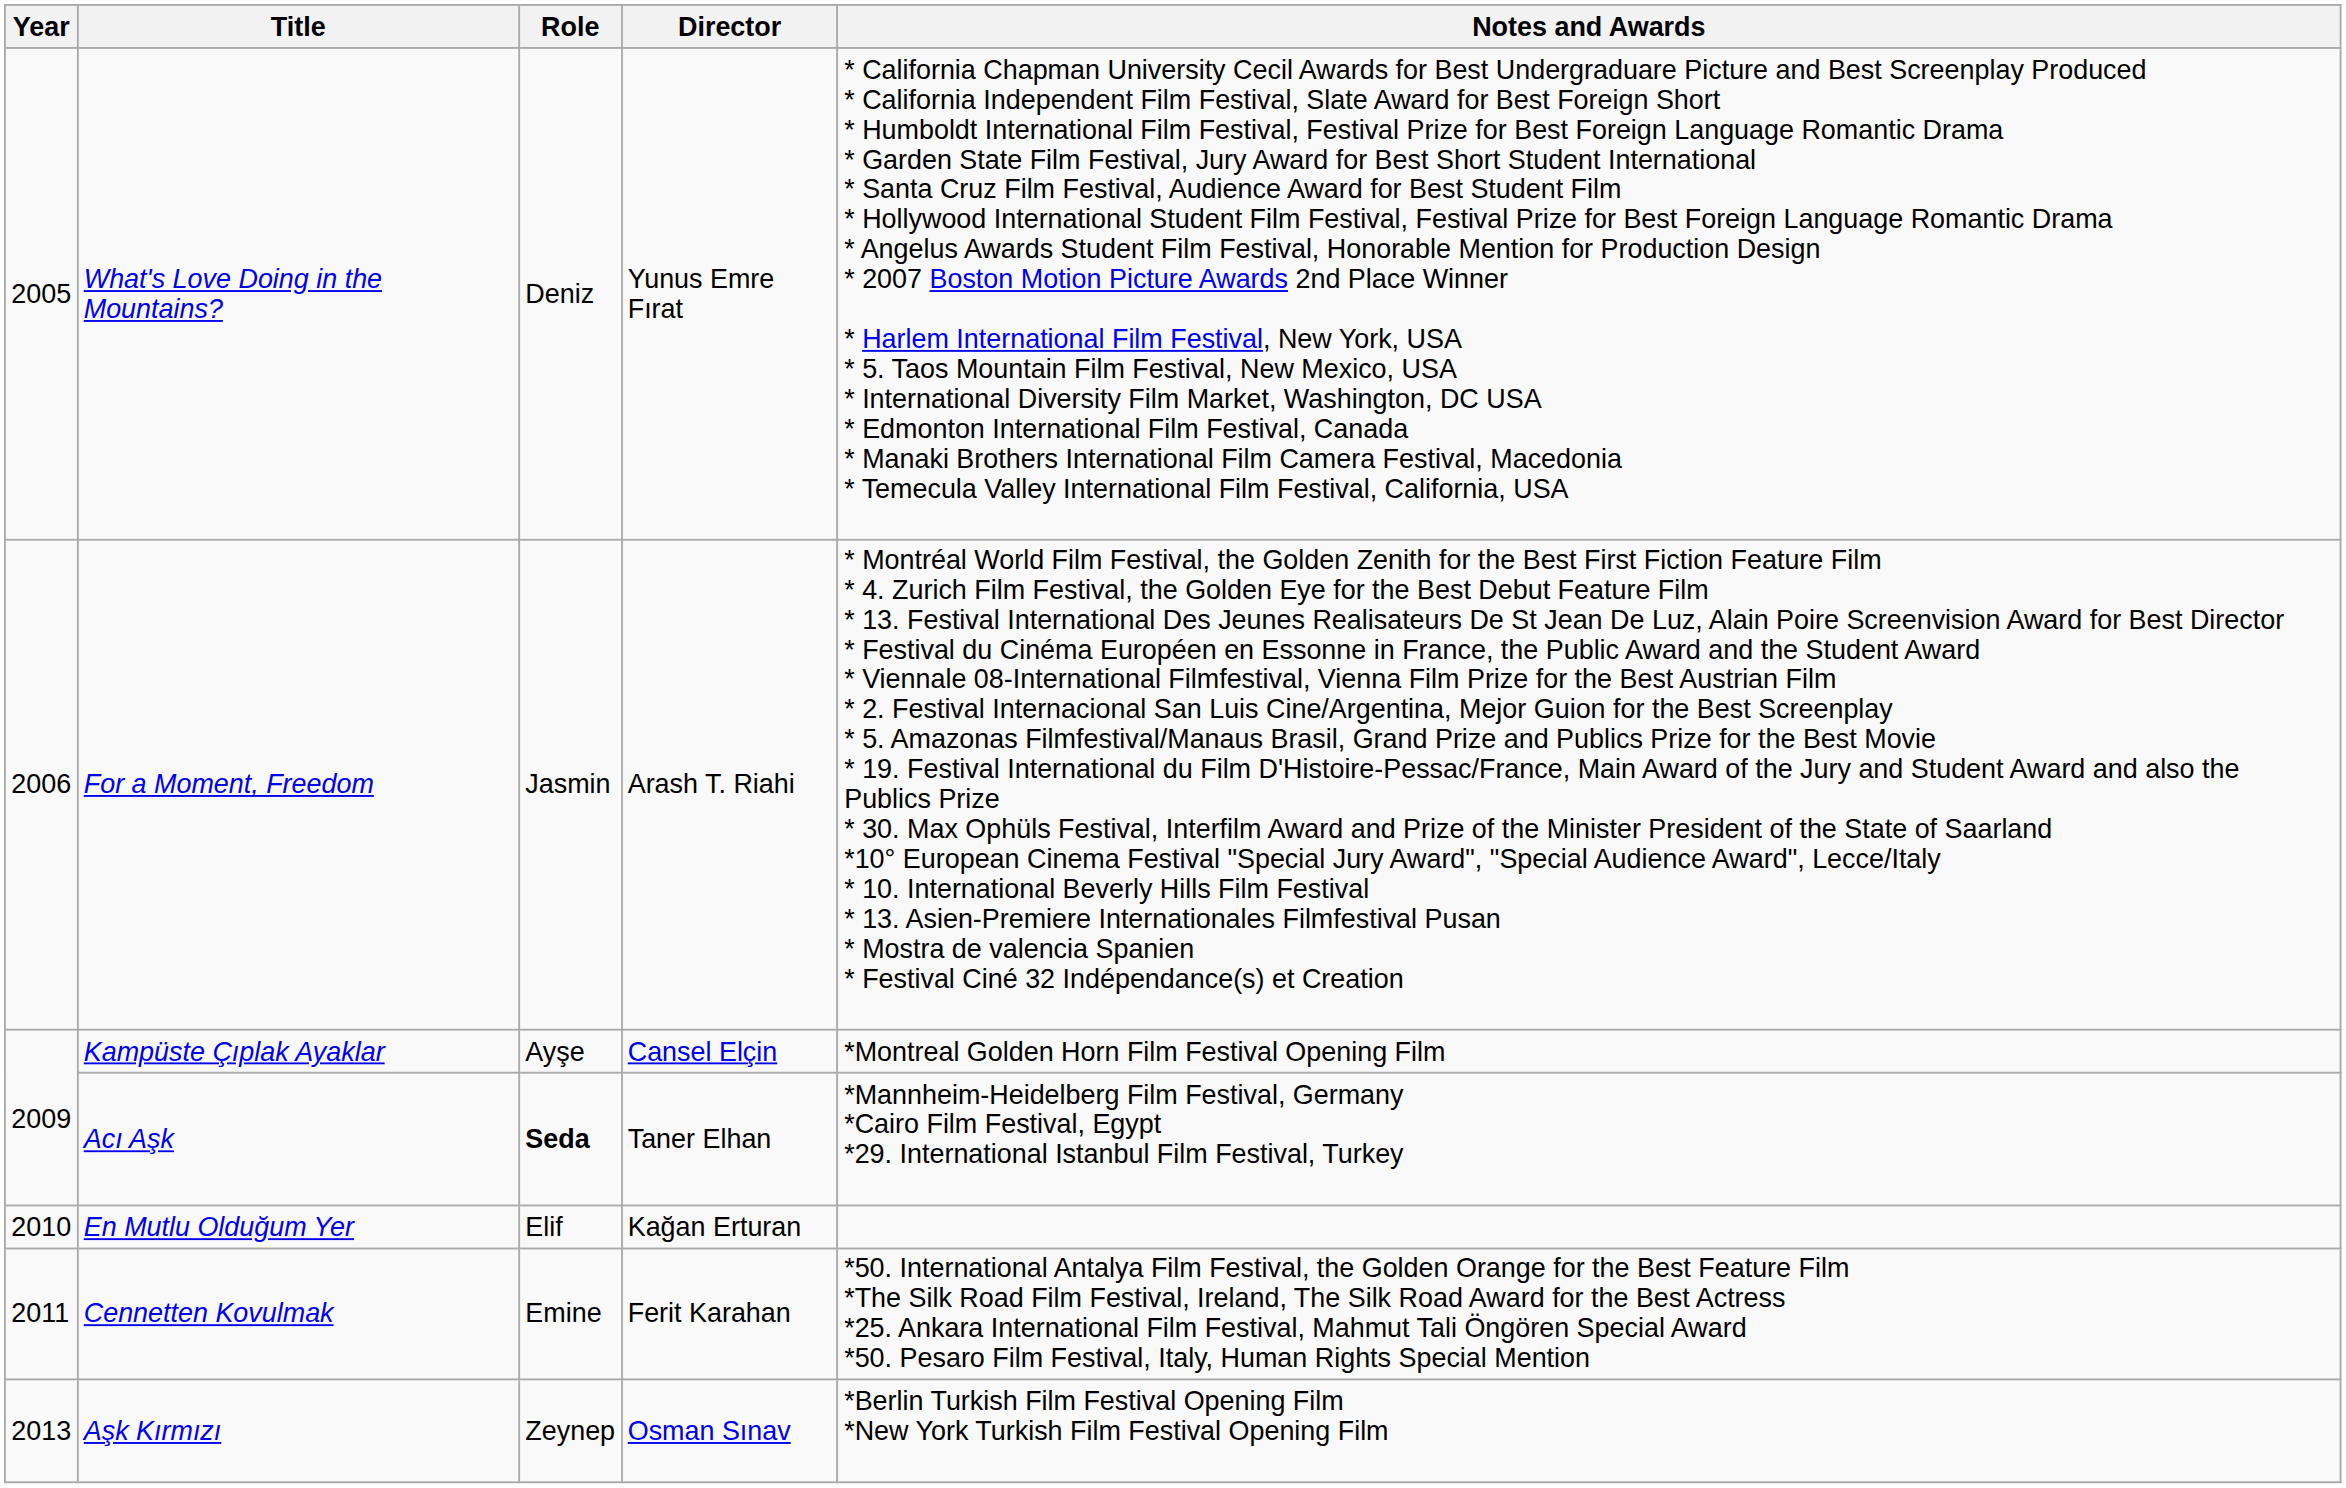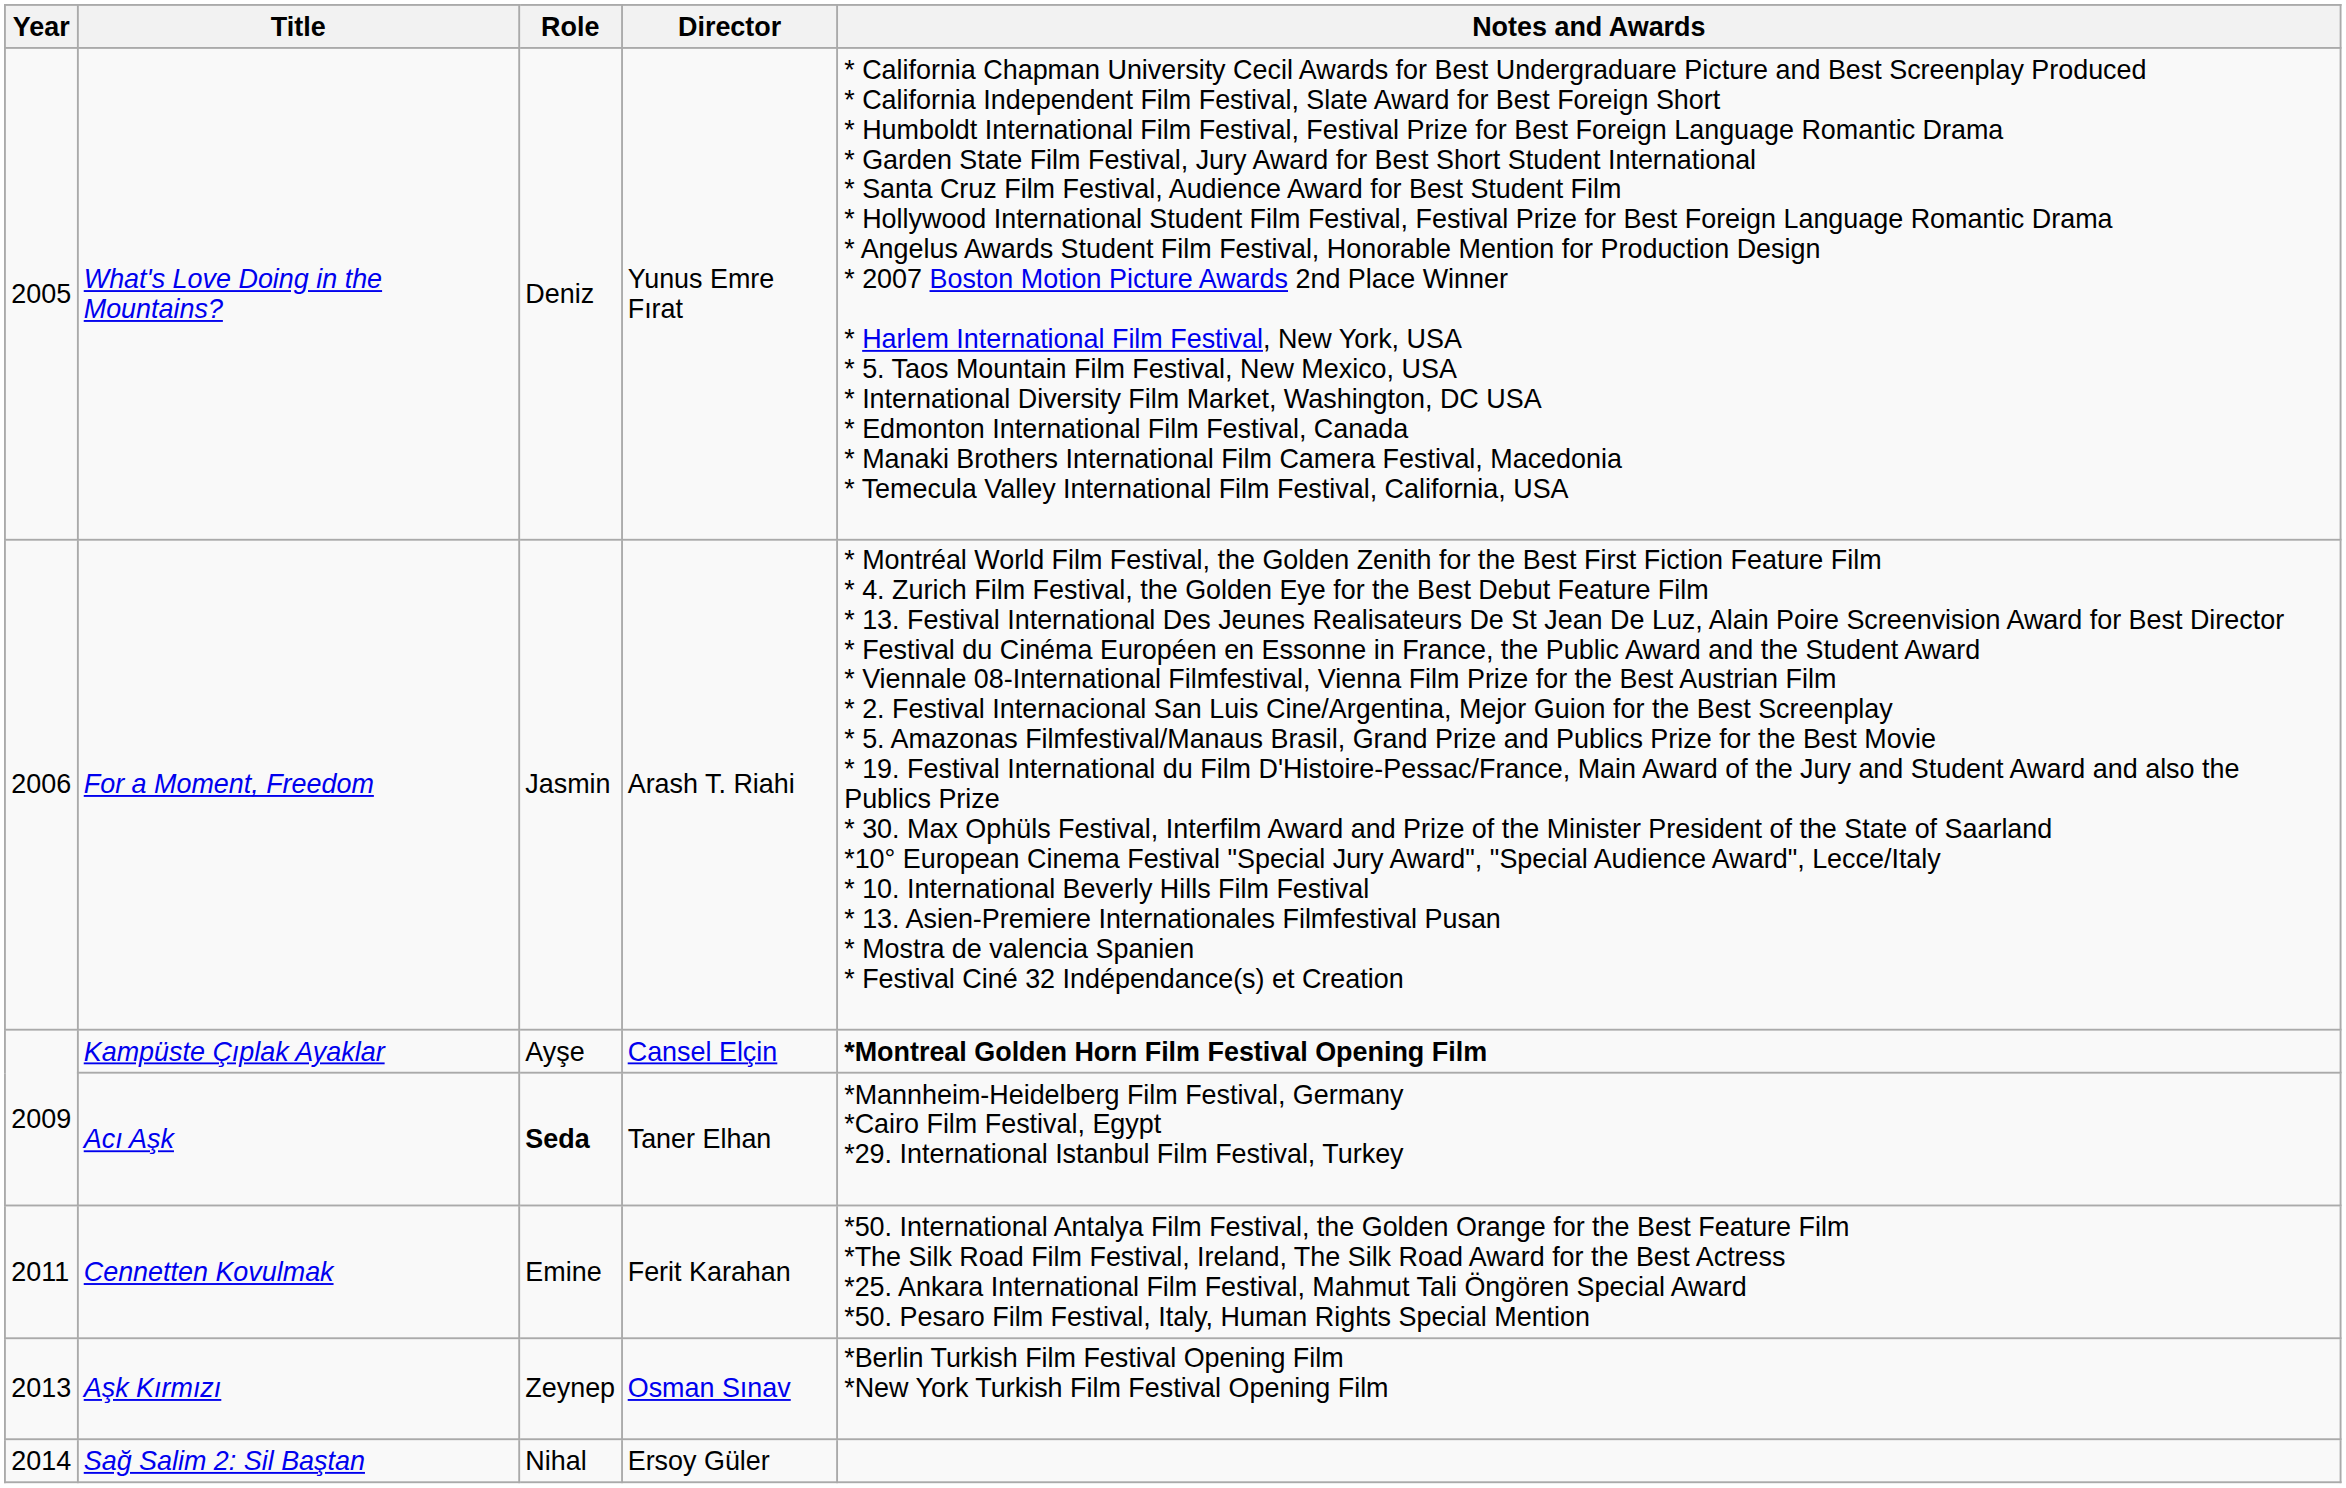(1145, 1052) normal -> (1166, 1052) bold
- row: (219, 1227)
+ row: (224, 1461)
